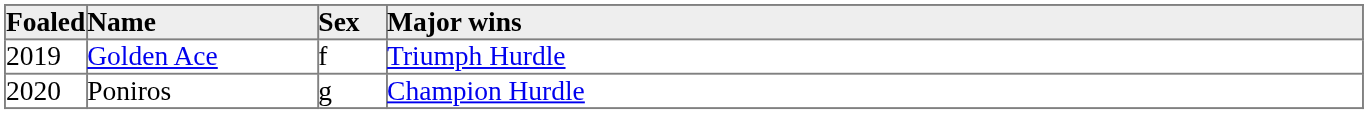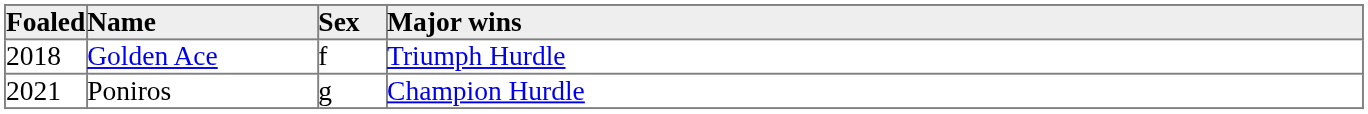(33, 56) 2019 -> (33, 56) 2018
(33, 90) 2020 -> (33, 90) 2021
